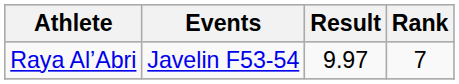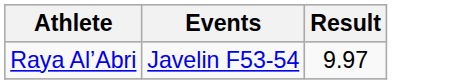- column: (420, 24)
